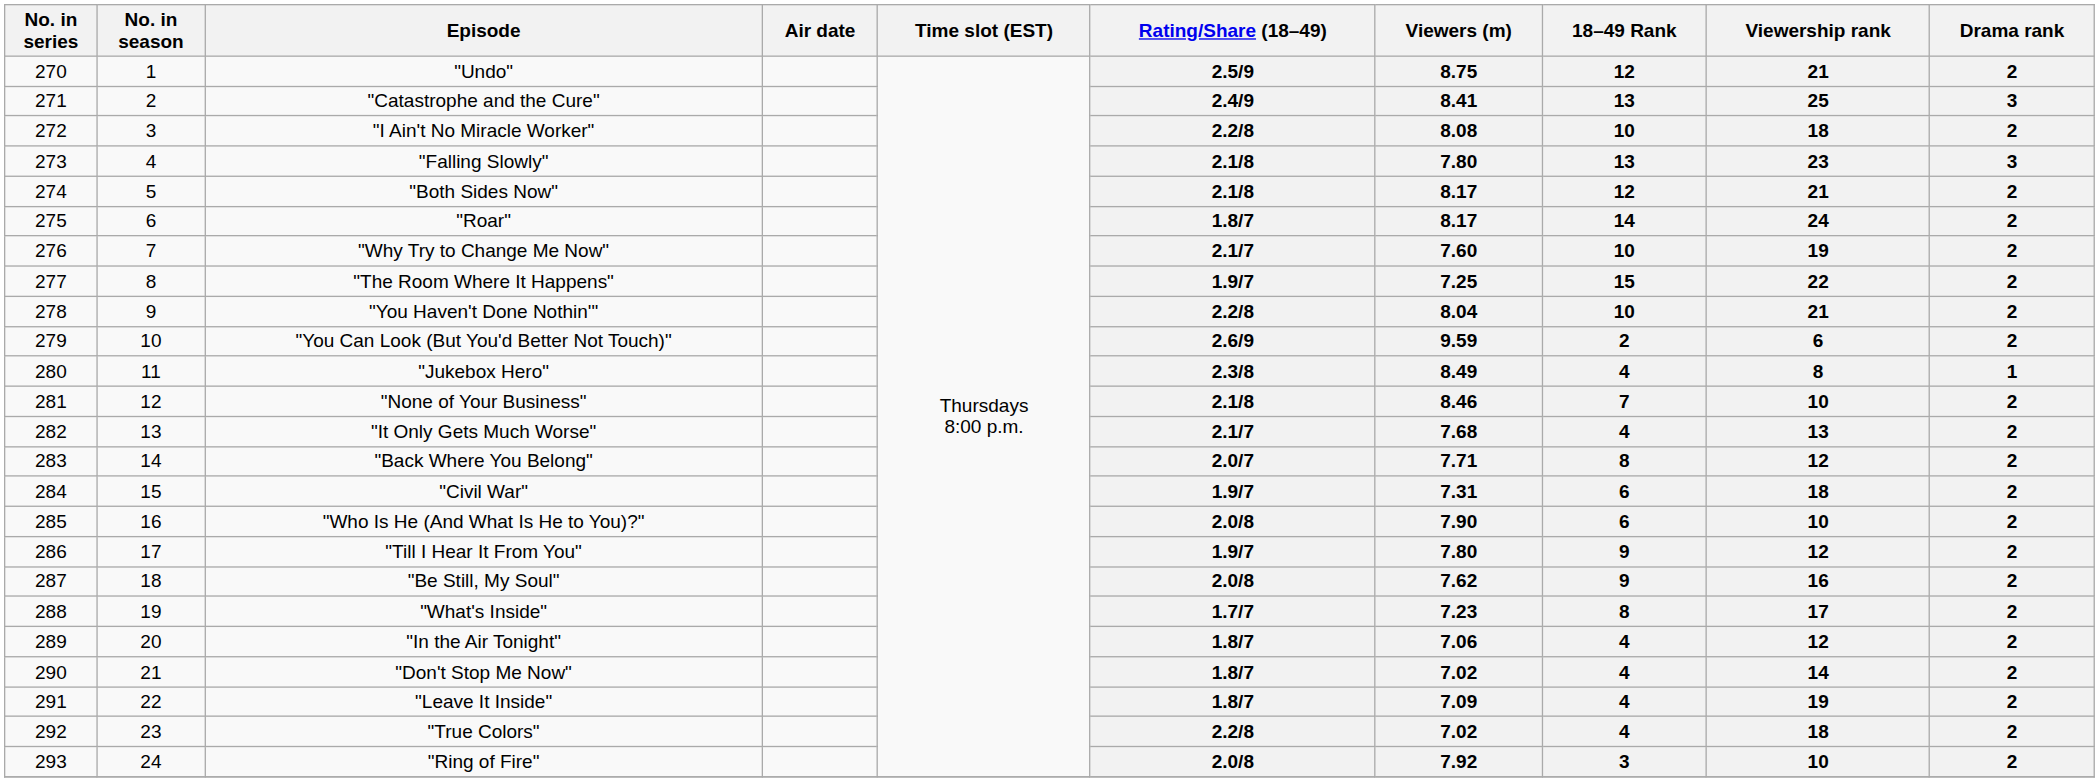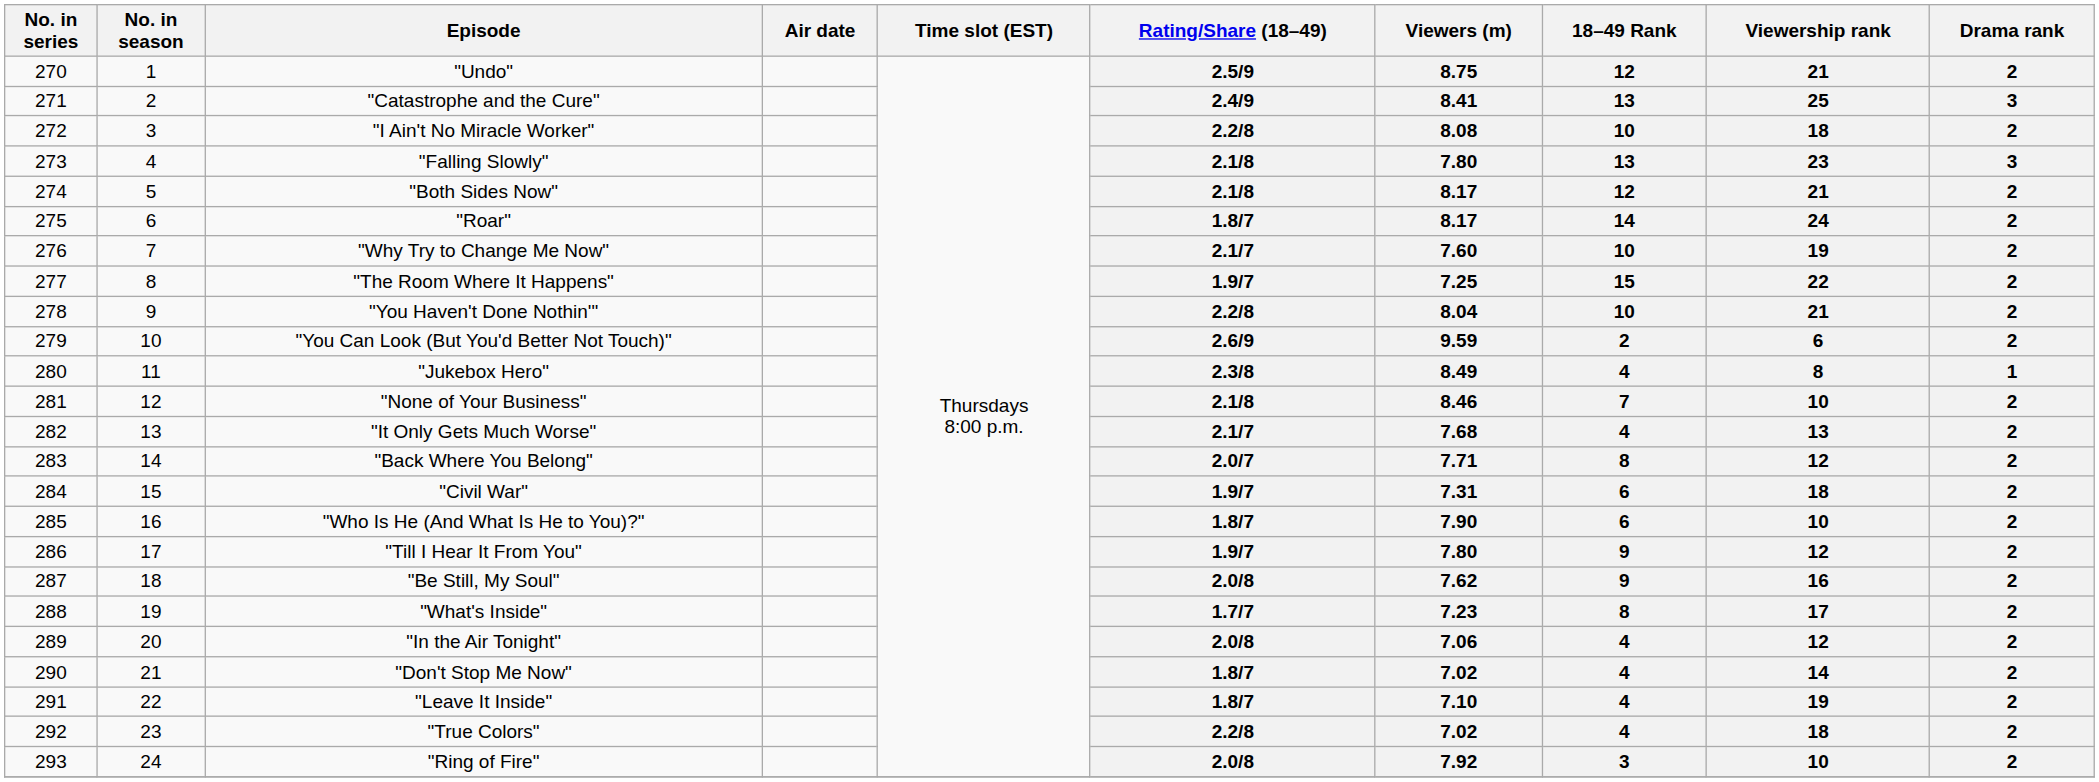(1233, 522) 2.0/8 -> (1233, 522) 1.8/7
(1233, 642) 1.8/7 -> (1233, 642) 2.0/8
(1459, 702) 7.09 -> (1459, 702) 7.10
